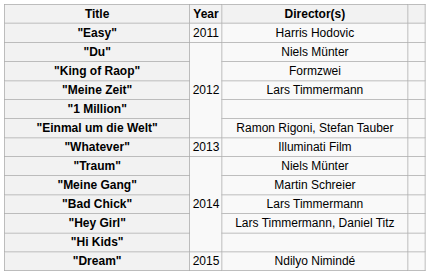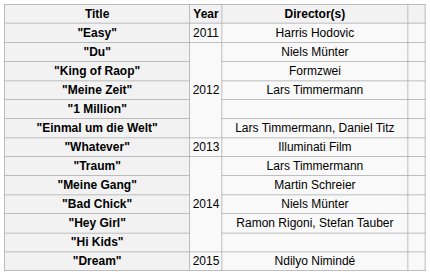(315, 128) Ramon Rigoni, Stefan Tauber -> (315, 128) Lars Timmermann, Daniel Titz
(315, 166) Niels Münter -> (315, 166) Lars Timmermann
(315, 204) Lars Timmermann -> (315, 204) Niels Münter
(315, 223) Lars Timmermann, Daniel Titz -> (315, 223) Ramon Rigoni, Stefan Tauber
